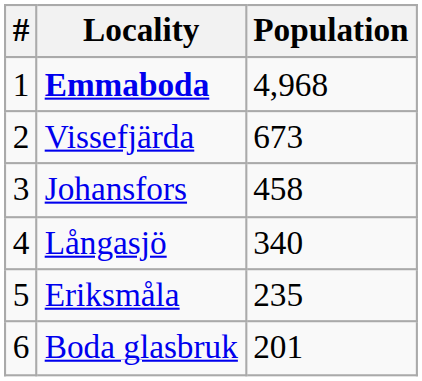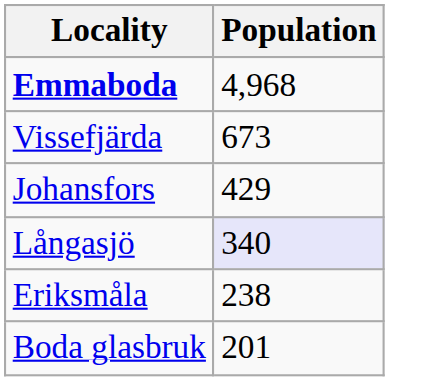- column: (21, 30)
(278, 189) 458 -> (246, 189) 429
(278, 242) no background -> (246, 242) lavender background
(278, 294) 235 -> (246, 294) 238
